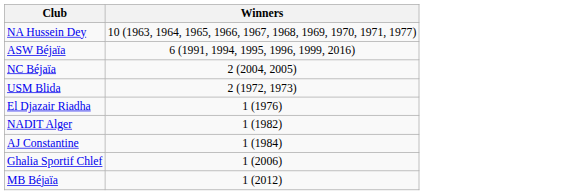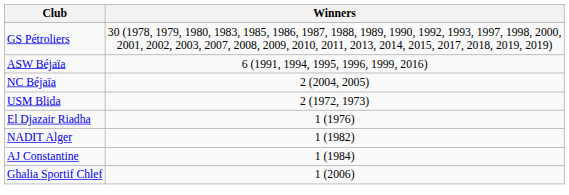+ row: (38, 38)
- row: (47, 32)
- row: (33, 180)
